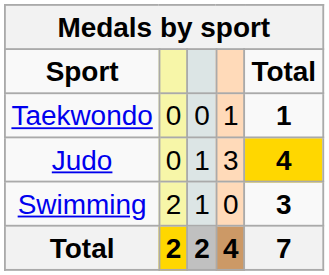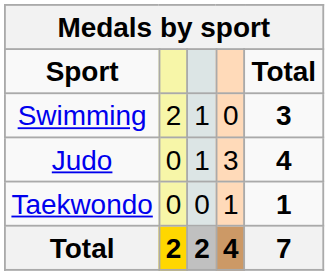rows swapped: (82, 204) <-> (82, 116)
(284, 160) gold background -> (284, 160) no background
